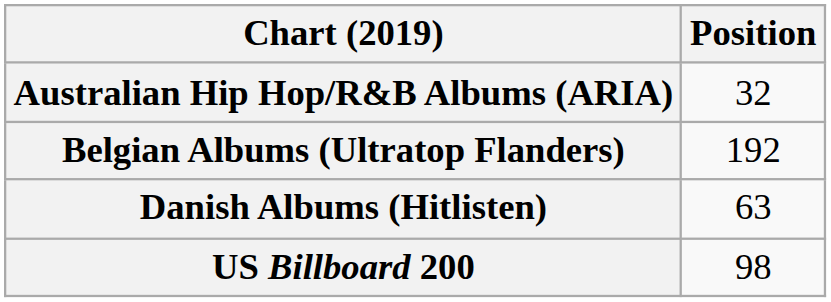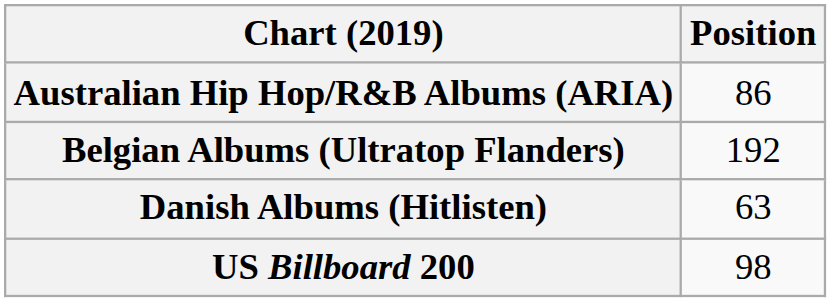(753, 91) 32 -> (753, 91) 86
